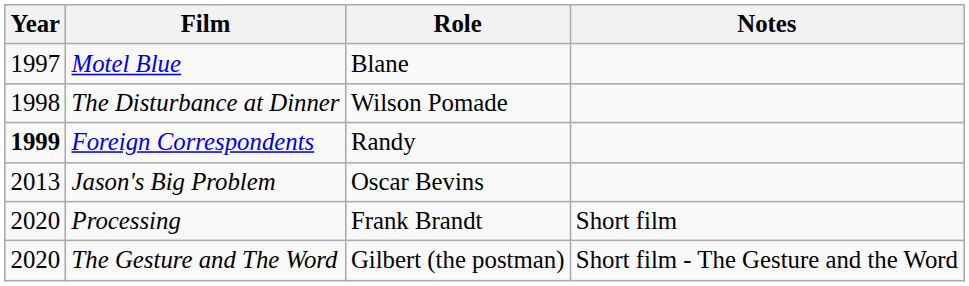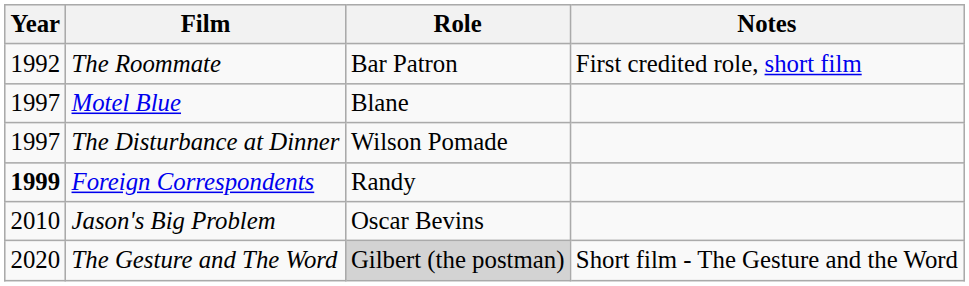+ row: (146, 63)
(35, 102) 1998 -> (35, 142) 1997
(35, 181) 2013 -> (35, 220) 2010
- row: (126, 220)
(458, 260) no background -> (458, 260) lightgrey background
